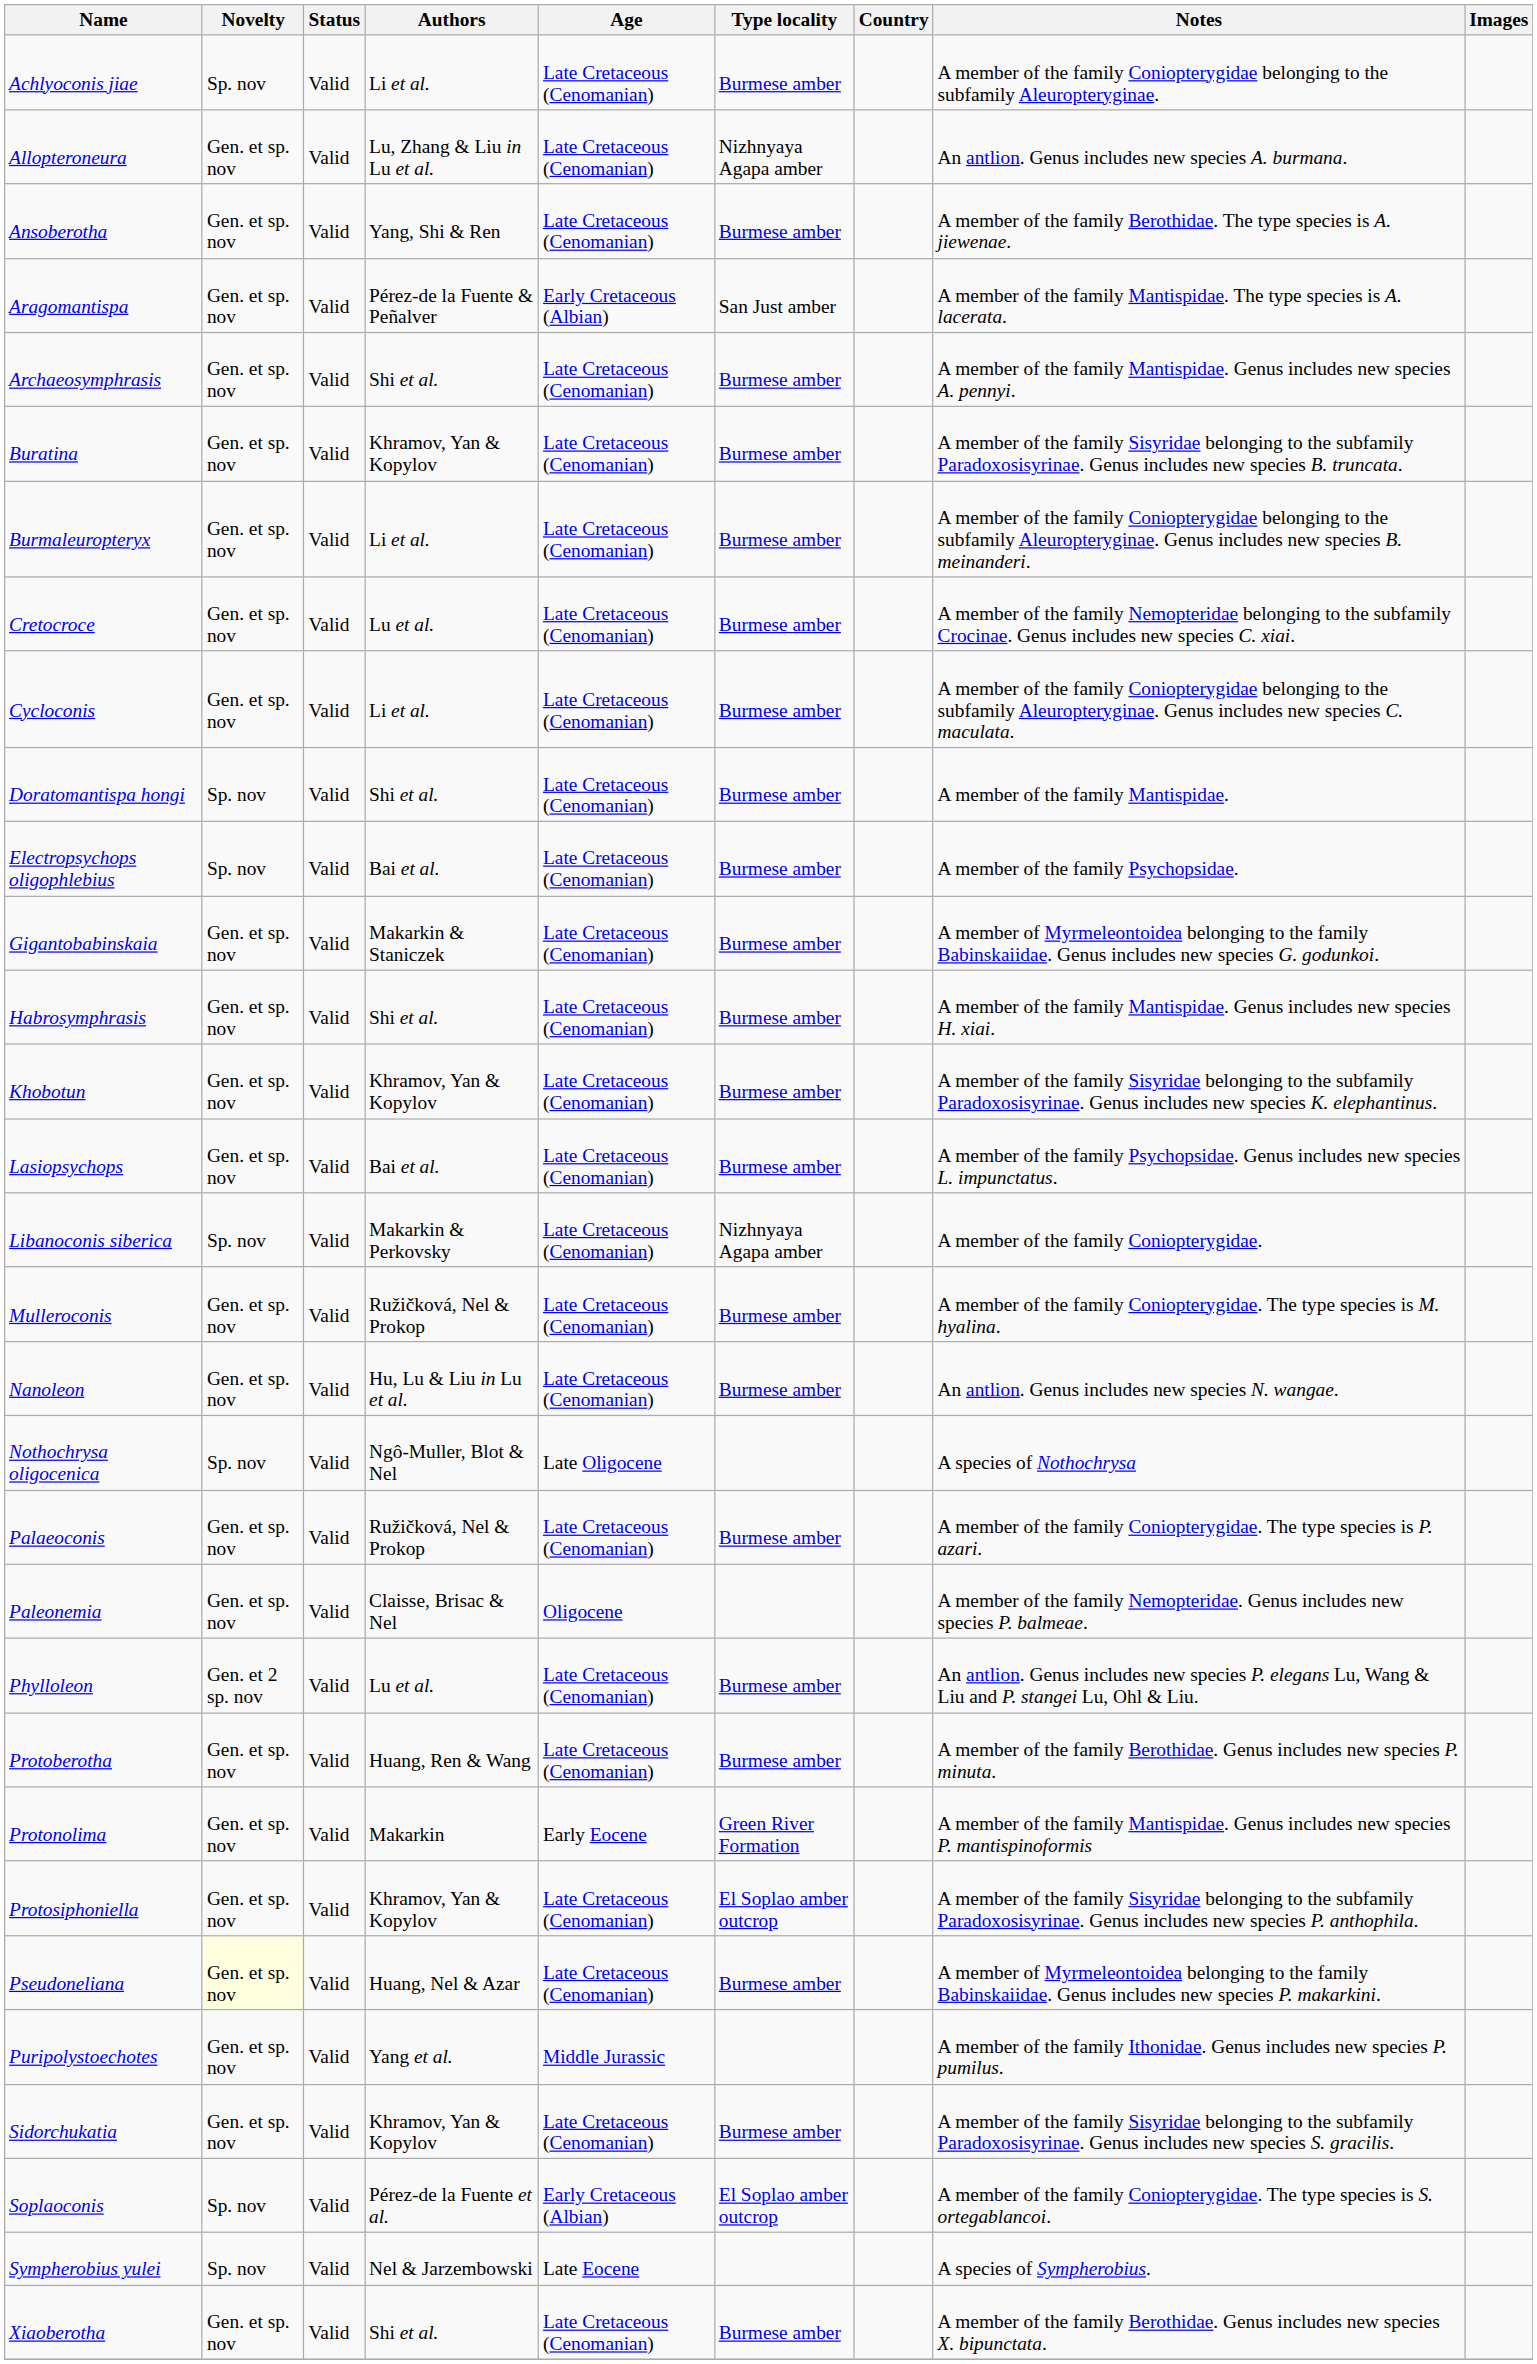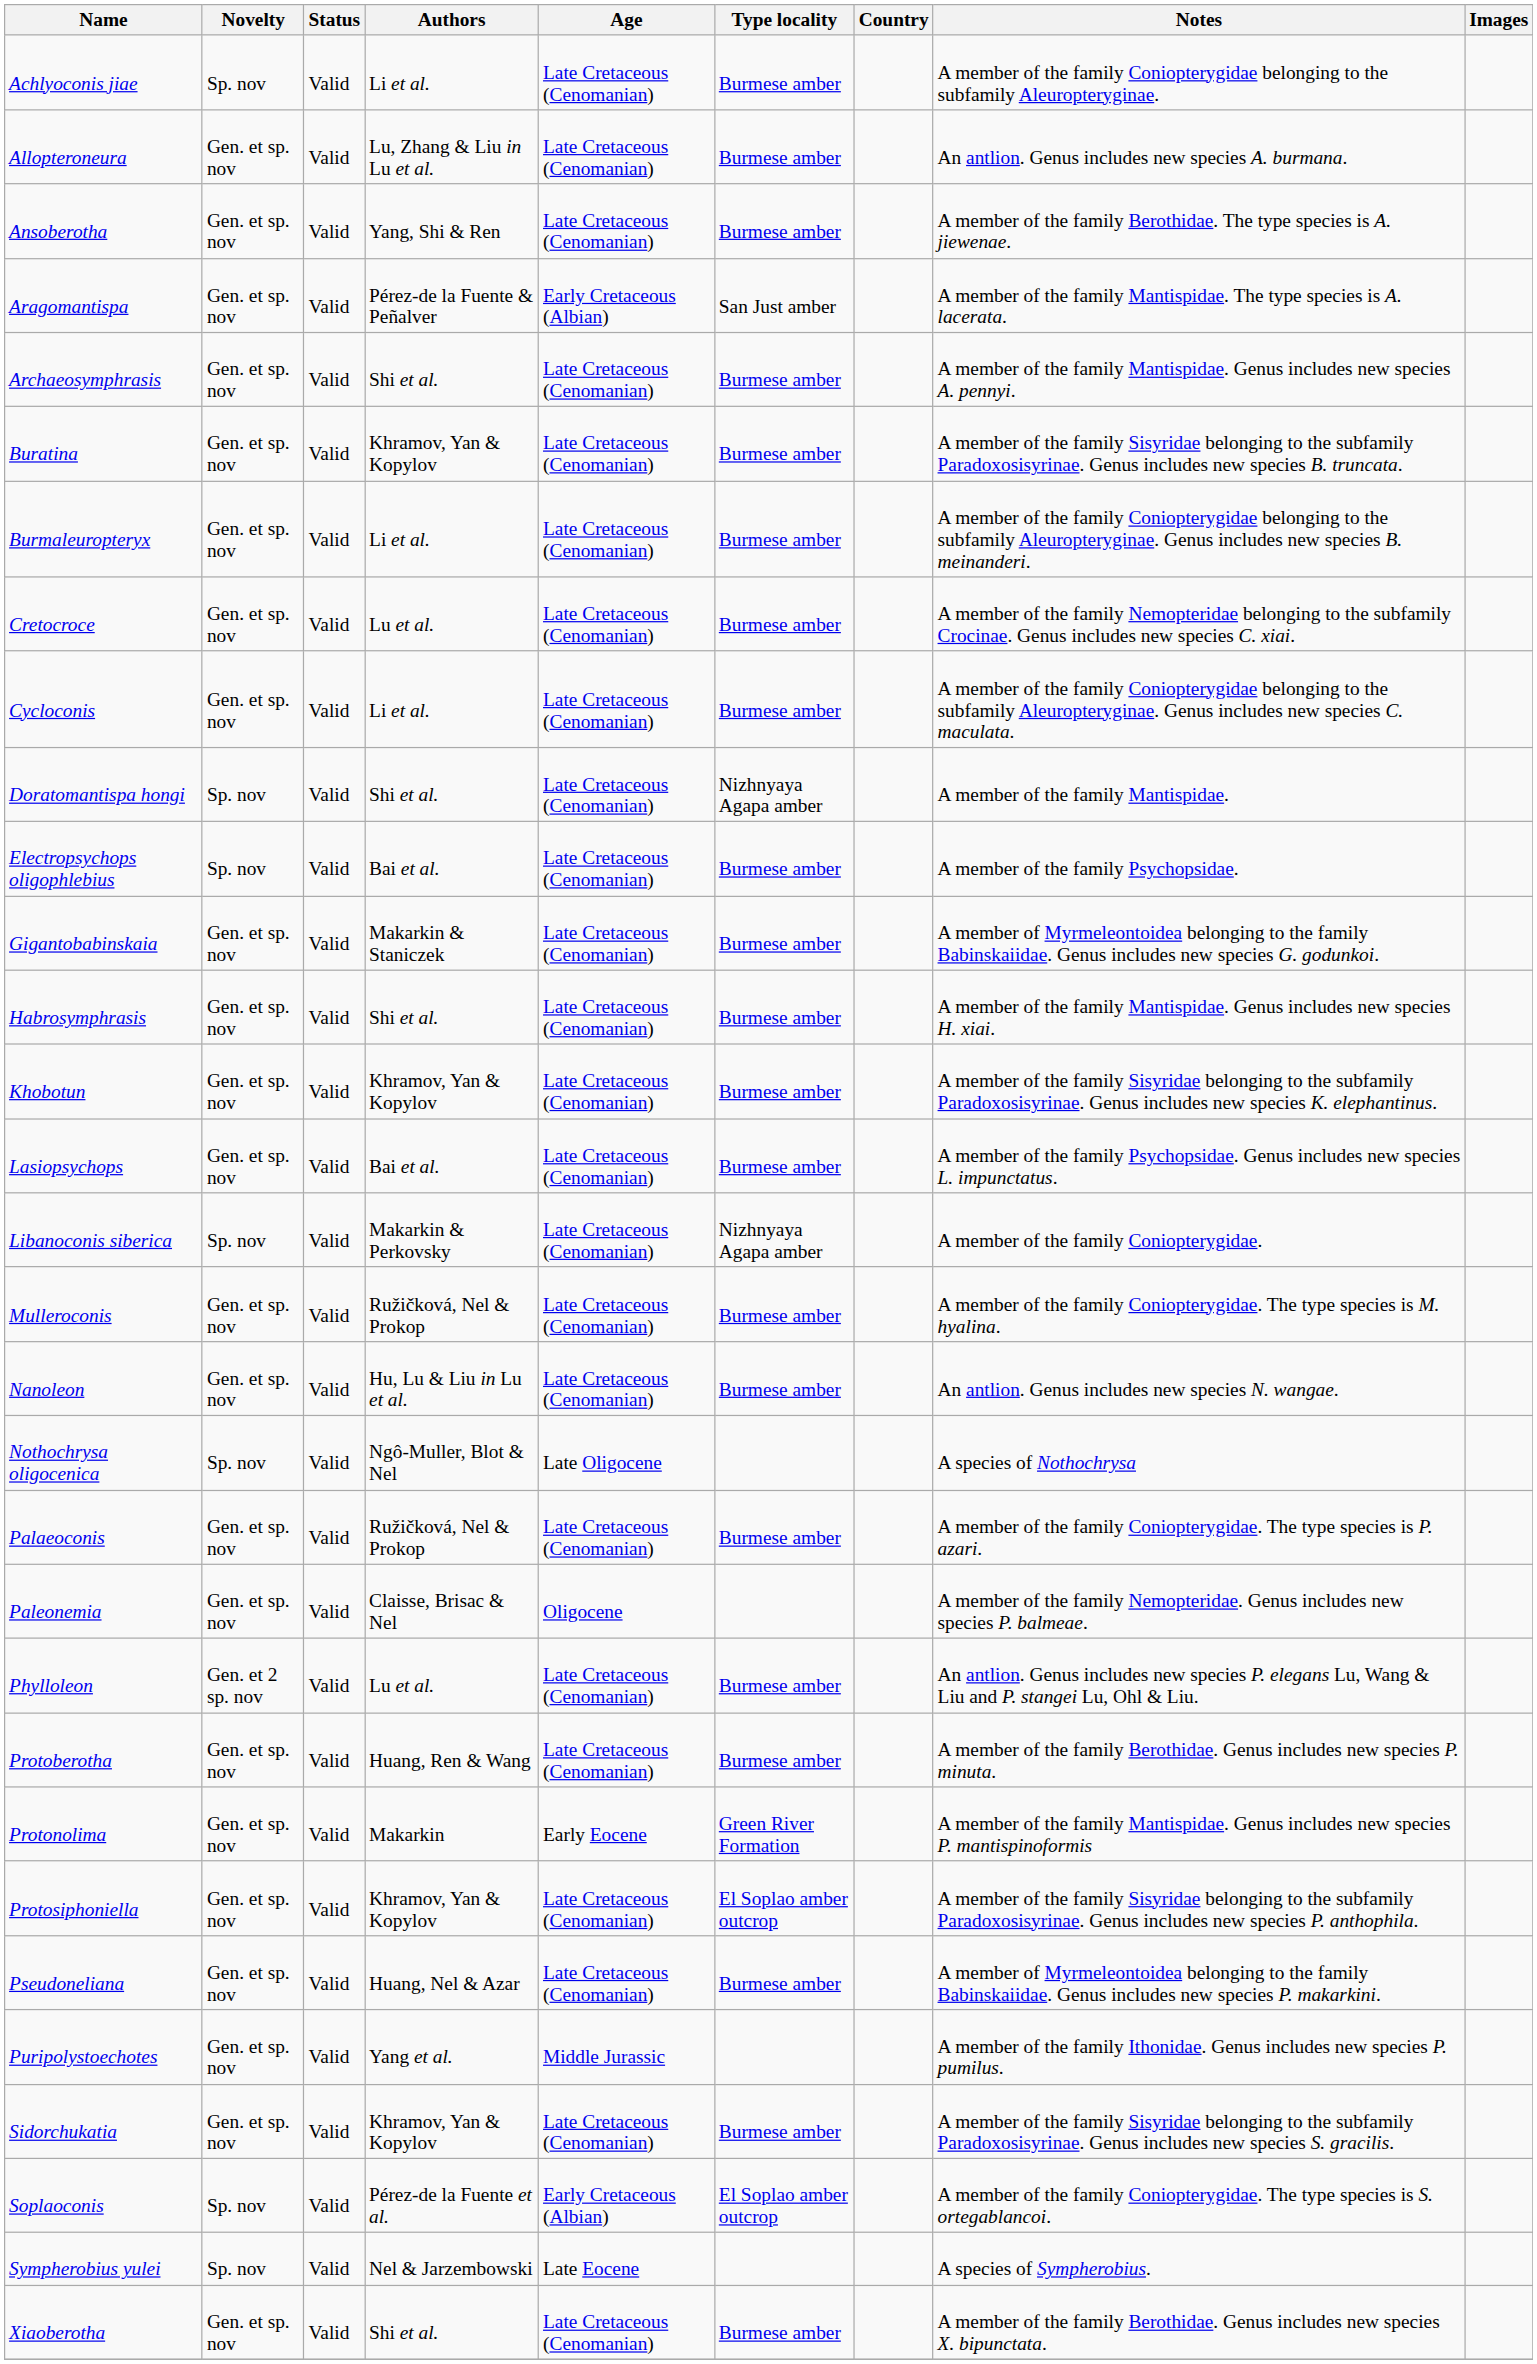(771, 157) Nizhnyaya Agapa amber -> (780, 157) Burmese amber
(780, 795) Burmese amber -> (771, 795) Nizhnyaya Agapa amber
(248, 1983) lightyellow background -> (248, 1983) no background
